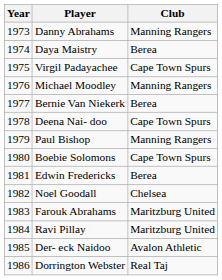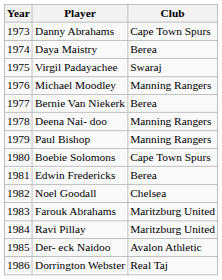(171, 31) Manning Rangers -> (170, 31) Cape Town Spurs
(170, 67) Cape Town Spurs -> (146, 67) Swaraj
(170, 121) Cape Town Spurs -> (171, 121) Manning Rangers
